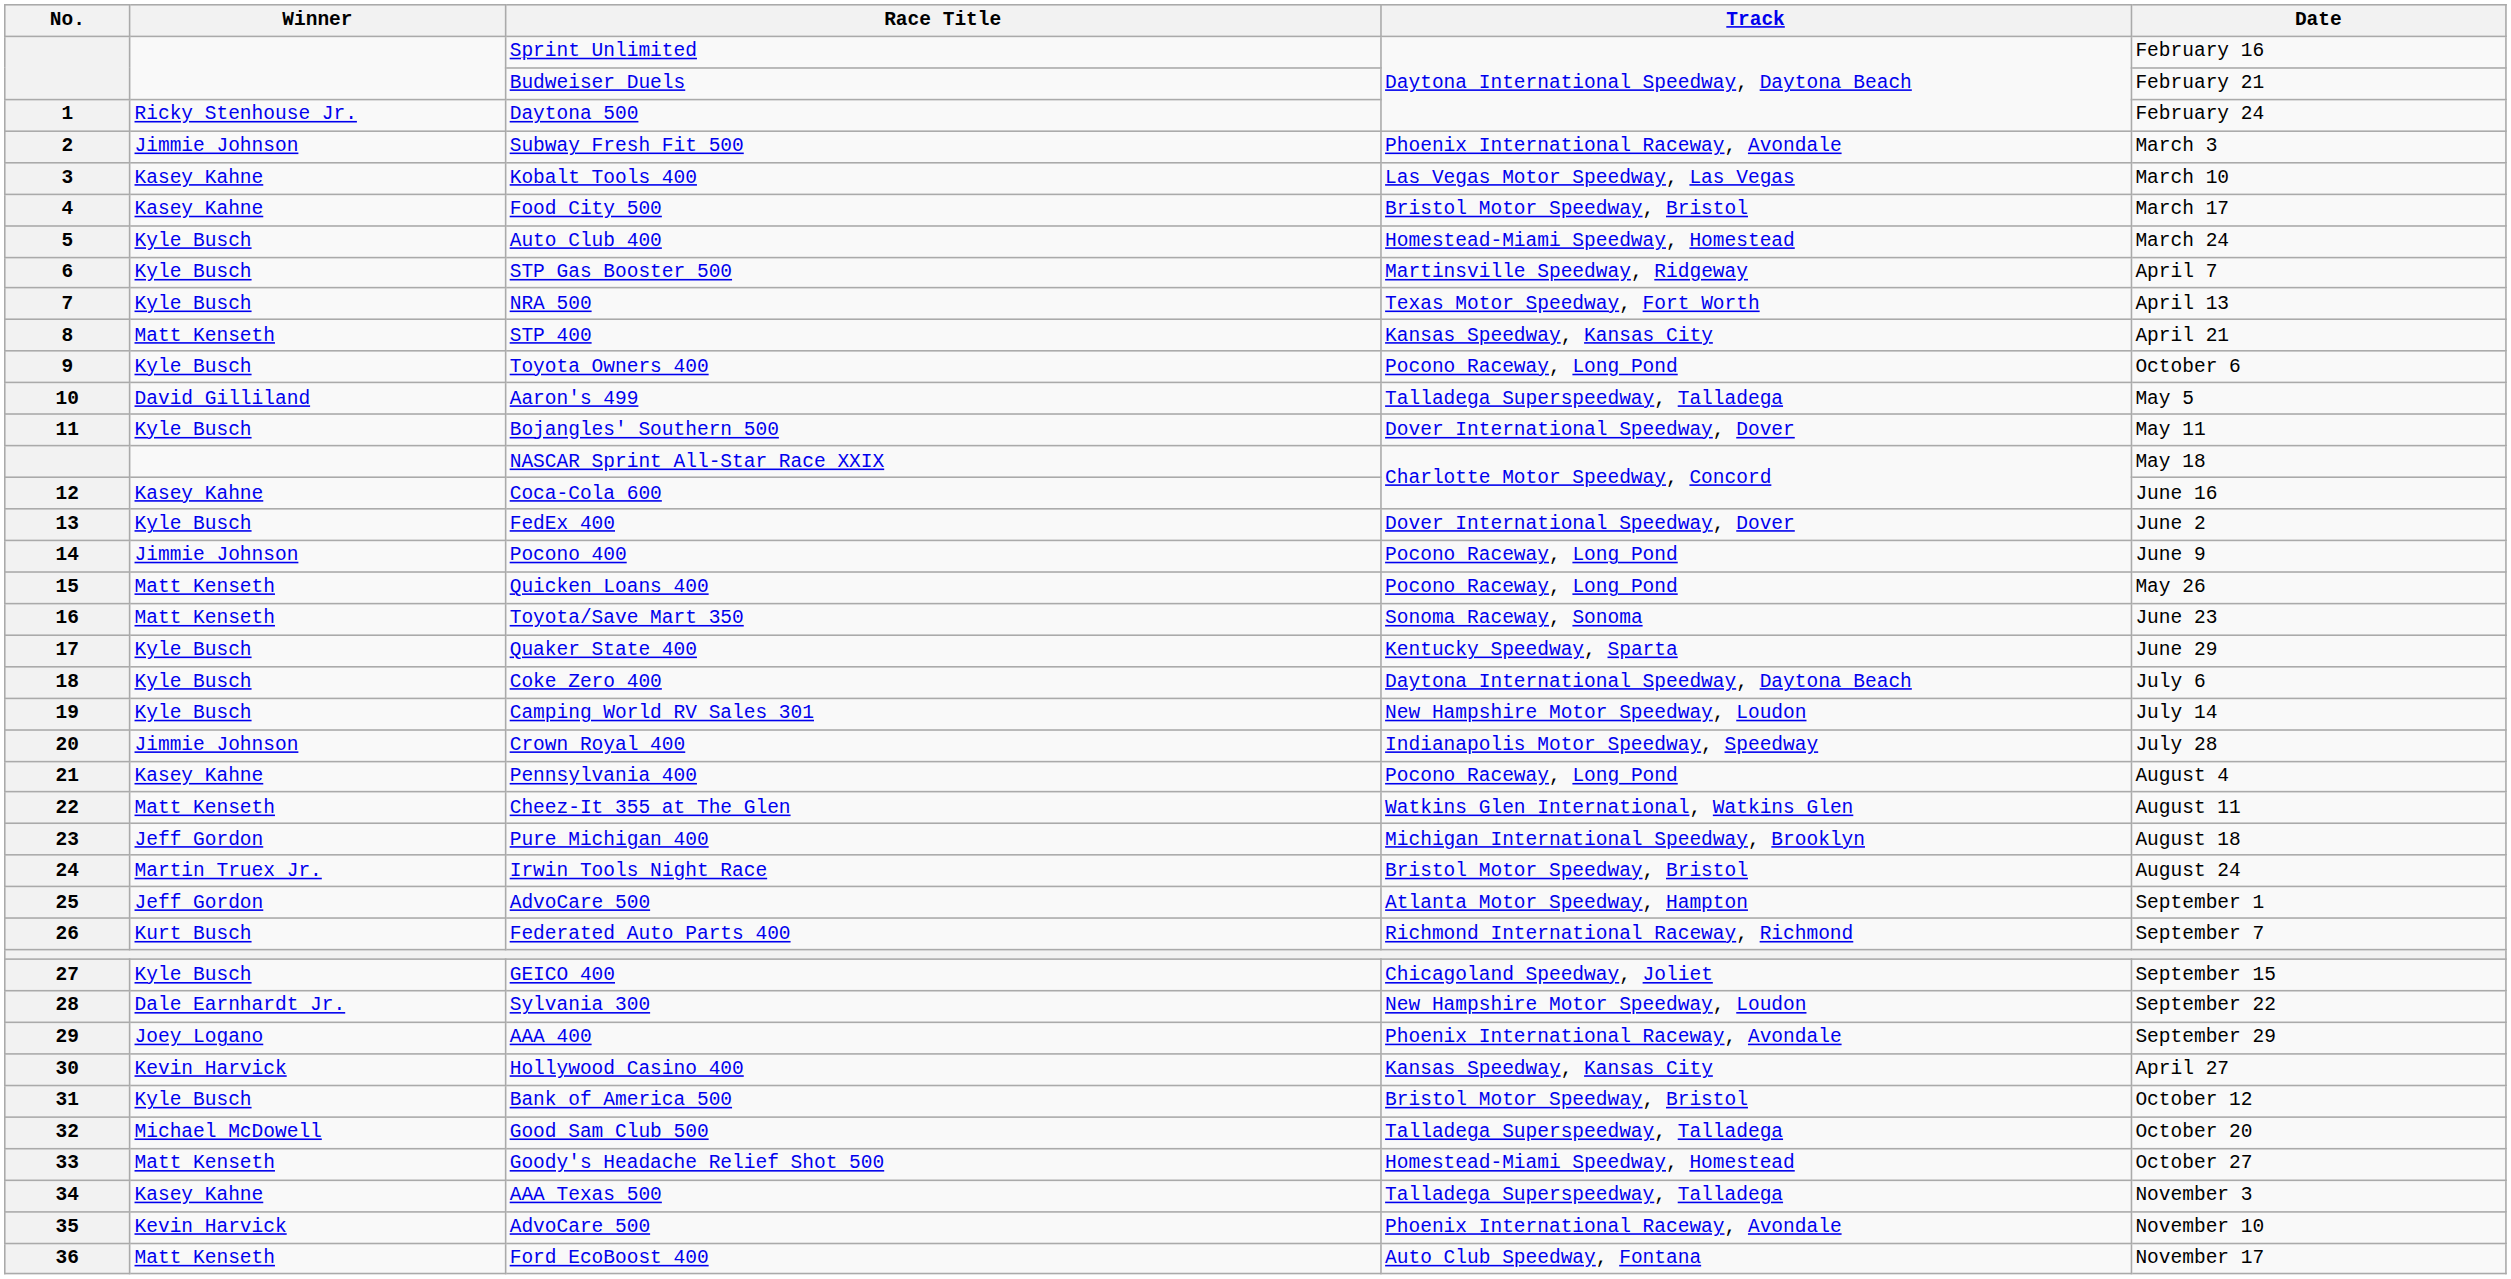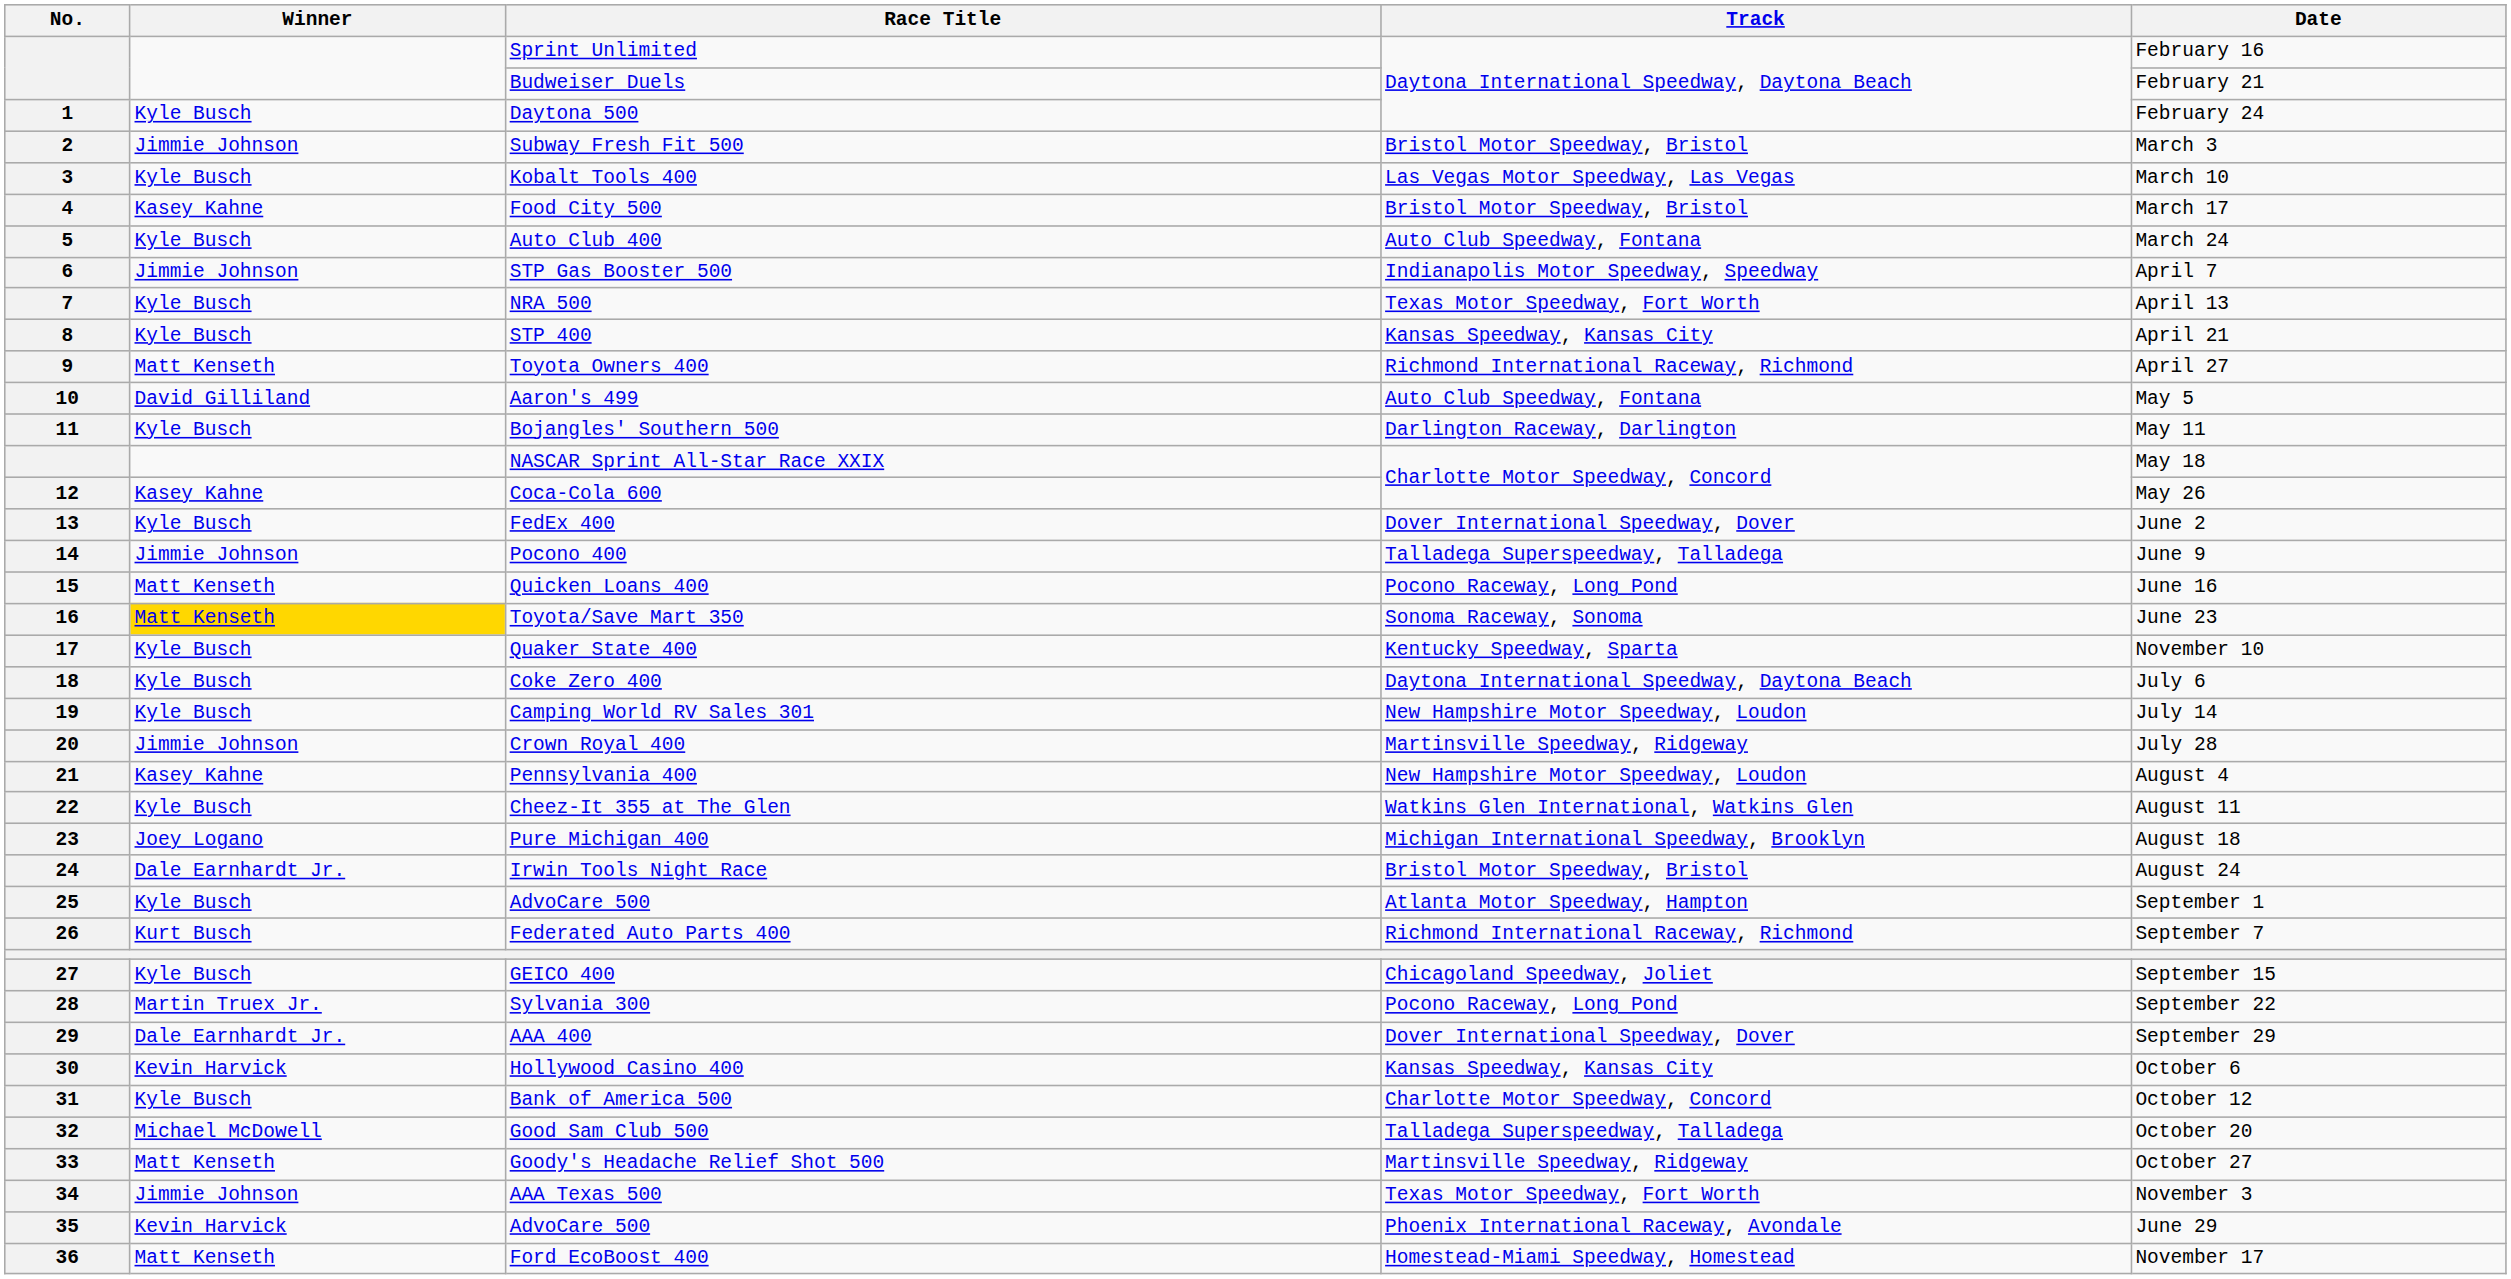(246, 115) Ricky Stenhouse Jr. -> (193, 115) Kyle Busch
(1613, 147) Phoenix International Raceway, Avondale -> (1567, 147) Bristol Motor Speedway, Bristol
(199, 178) Kasey Kahne -> (193, 178) Kyle Busch
(1590, 241) Homestead-Miami Speedway, Homestead -> (1543, 241) Auto Club Speedway, Fontana
(193, 273) Kyle Busch -> (216, 273) Jimmie Johnson
(1567, 273) Martinsville Speedway, Ridgeway -> (1602, 273) Indianapolis Motor Speedway, Speedway
(205, 336) Matt Kenseth -> (193, 336) Kyle Busch
(193, 367) Kyle Busch -> (205, 367) Matt Kenseth
(1531, 367) Pocono Raceway, Long Pond -> (1619, 367) Richmond International Raceway, Richmond
(2188, 367) October 6 -> (2182, 367) April 27
(1584, 399) Talladega Superspeedway, Talladega -> (1543, 399) Auto Club Speedway, Fontana
(1590, 430) Dover International Speedway, Dover -> (1561, 430) Darlington Raceway, Darlington
(2176, 493) June 16 -> (2171, 493) May 26
(1531, 556) Pocono Raceway, Long Pond -> (1584, 556) Talladega Superspeedway, Talladega
(2171, 588) May 26 -> (2176, 588) June 16
(205, 619) no background -> (205, 619) gold background
(2176, 651) June 29 -> (2200, 651) November 10
(1602, 745) Indianapolis Motor Speedway, Speedway -> (1567, 745) Martinsville Speedway, Ridgeway
(1531, 777) Pocono Raceway, Long Pond -> (1596, 777) New Hampshire Motor Speedway, Loudon
(205, 808) Matt Kenseth -> (193, 808) Kyle Busch
(199, 840) Jeff Gordon -> (199, 840) Joey Logano
(228, 871) Martin Truex Jr. -> (240, 871) Dale Earnhardt Jr.
(199, 903) Jeff Gordon -> (193, 903) Kyle Busch
(240, 1007) Dale Earnhardt Jr. -> (228, 1007) Martin Truex Jr.
(1596, 1007) New Hampshire Motor Speedway, Loudon -> (1531, 1007) Pocono Raceway, Long Pond
(199, 1038) Joey Logano -> (240, 1038) Dale Earnhardt Jr.
(1613, 1038) Phoenix International Raceway, Avondale -> (1590, 1038) Dover International Speedway, Dover
(2182, 1070) April 27 -> (2188, 1070) October 6
(1567, 1101) Bristol Motor Speedway, Bristol -> (1578, 1101) Charlotte Motor Speedway, Concord
(1590, 1164) Homestead-Miami Speedway, Homestead -> (1567, 1164) Martinsville Speedway, Ridgeway
(199, 1196) Kasey Kahne -> (216, 1196) Jimmie Johnson
(1584, 1196) Talladega Superspeedway, Talladega -> (1572, 1196) Texas Motor Speedway, Fort Worth
(2200, 1227) November 10 -> (2176, 1227) June 29
(1543, 1259) Auto Club Speedway, Fontana -> (1590, 1259) Homestead-Miami Speedway, Homestead
